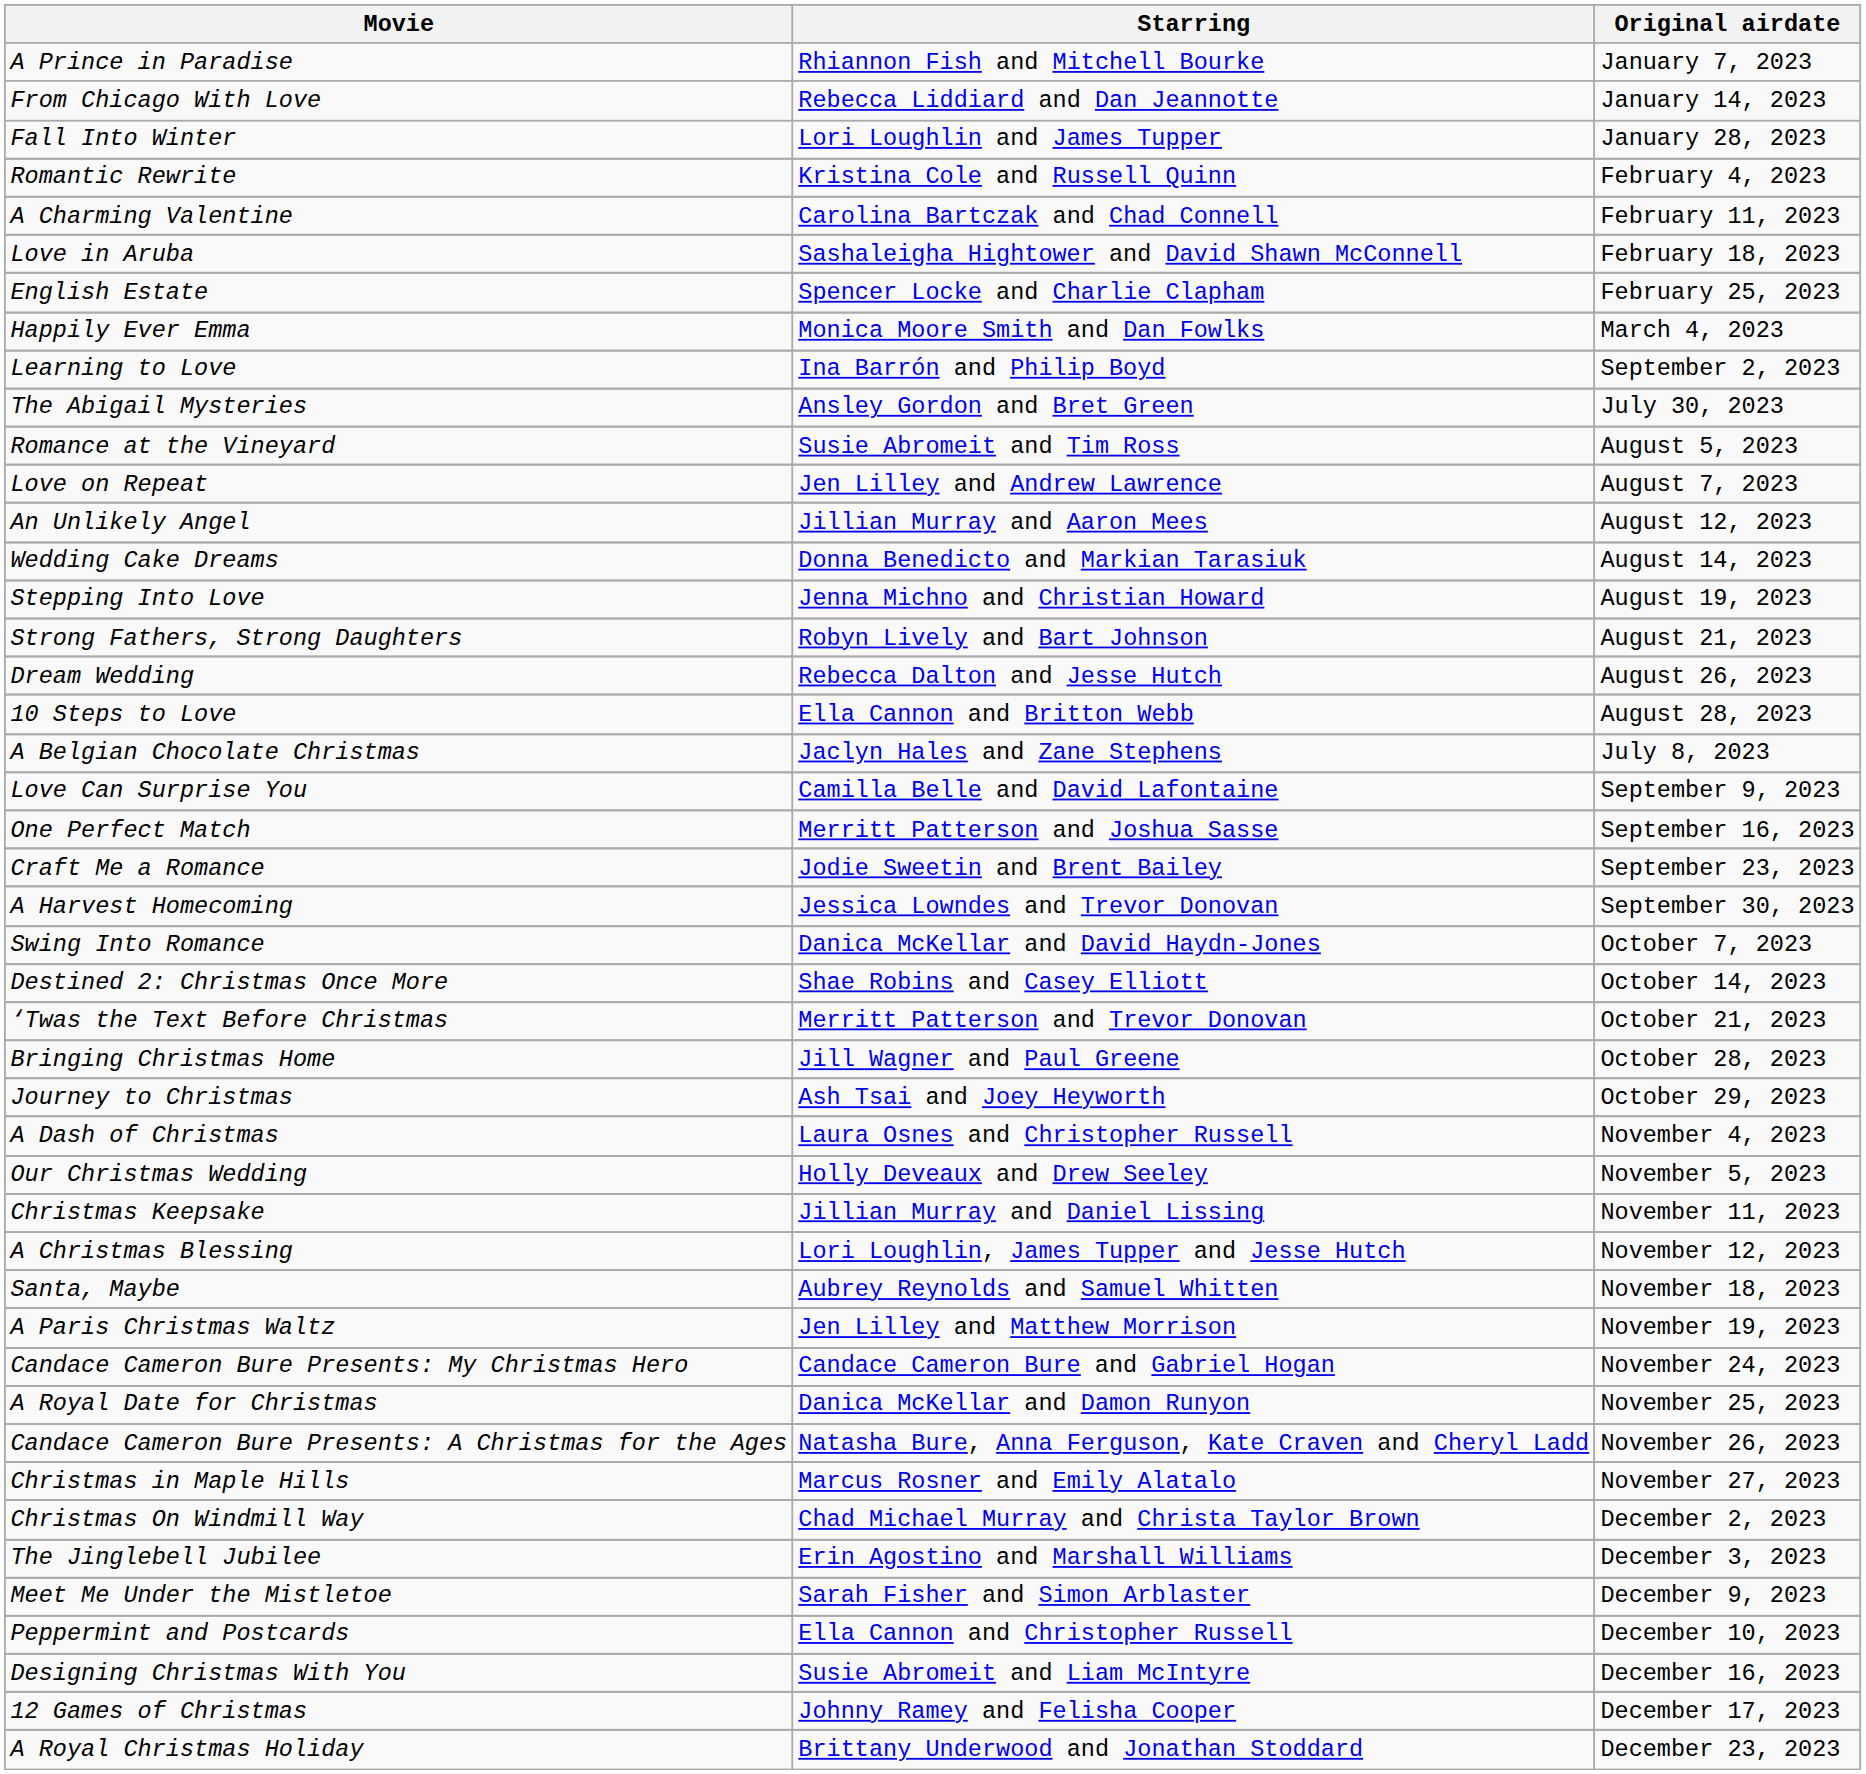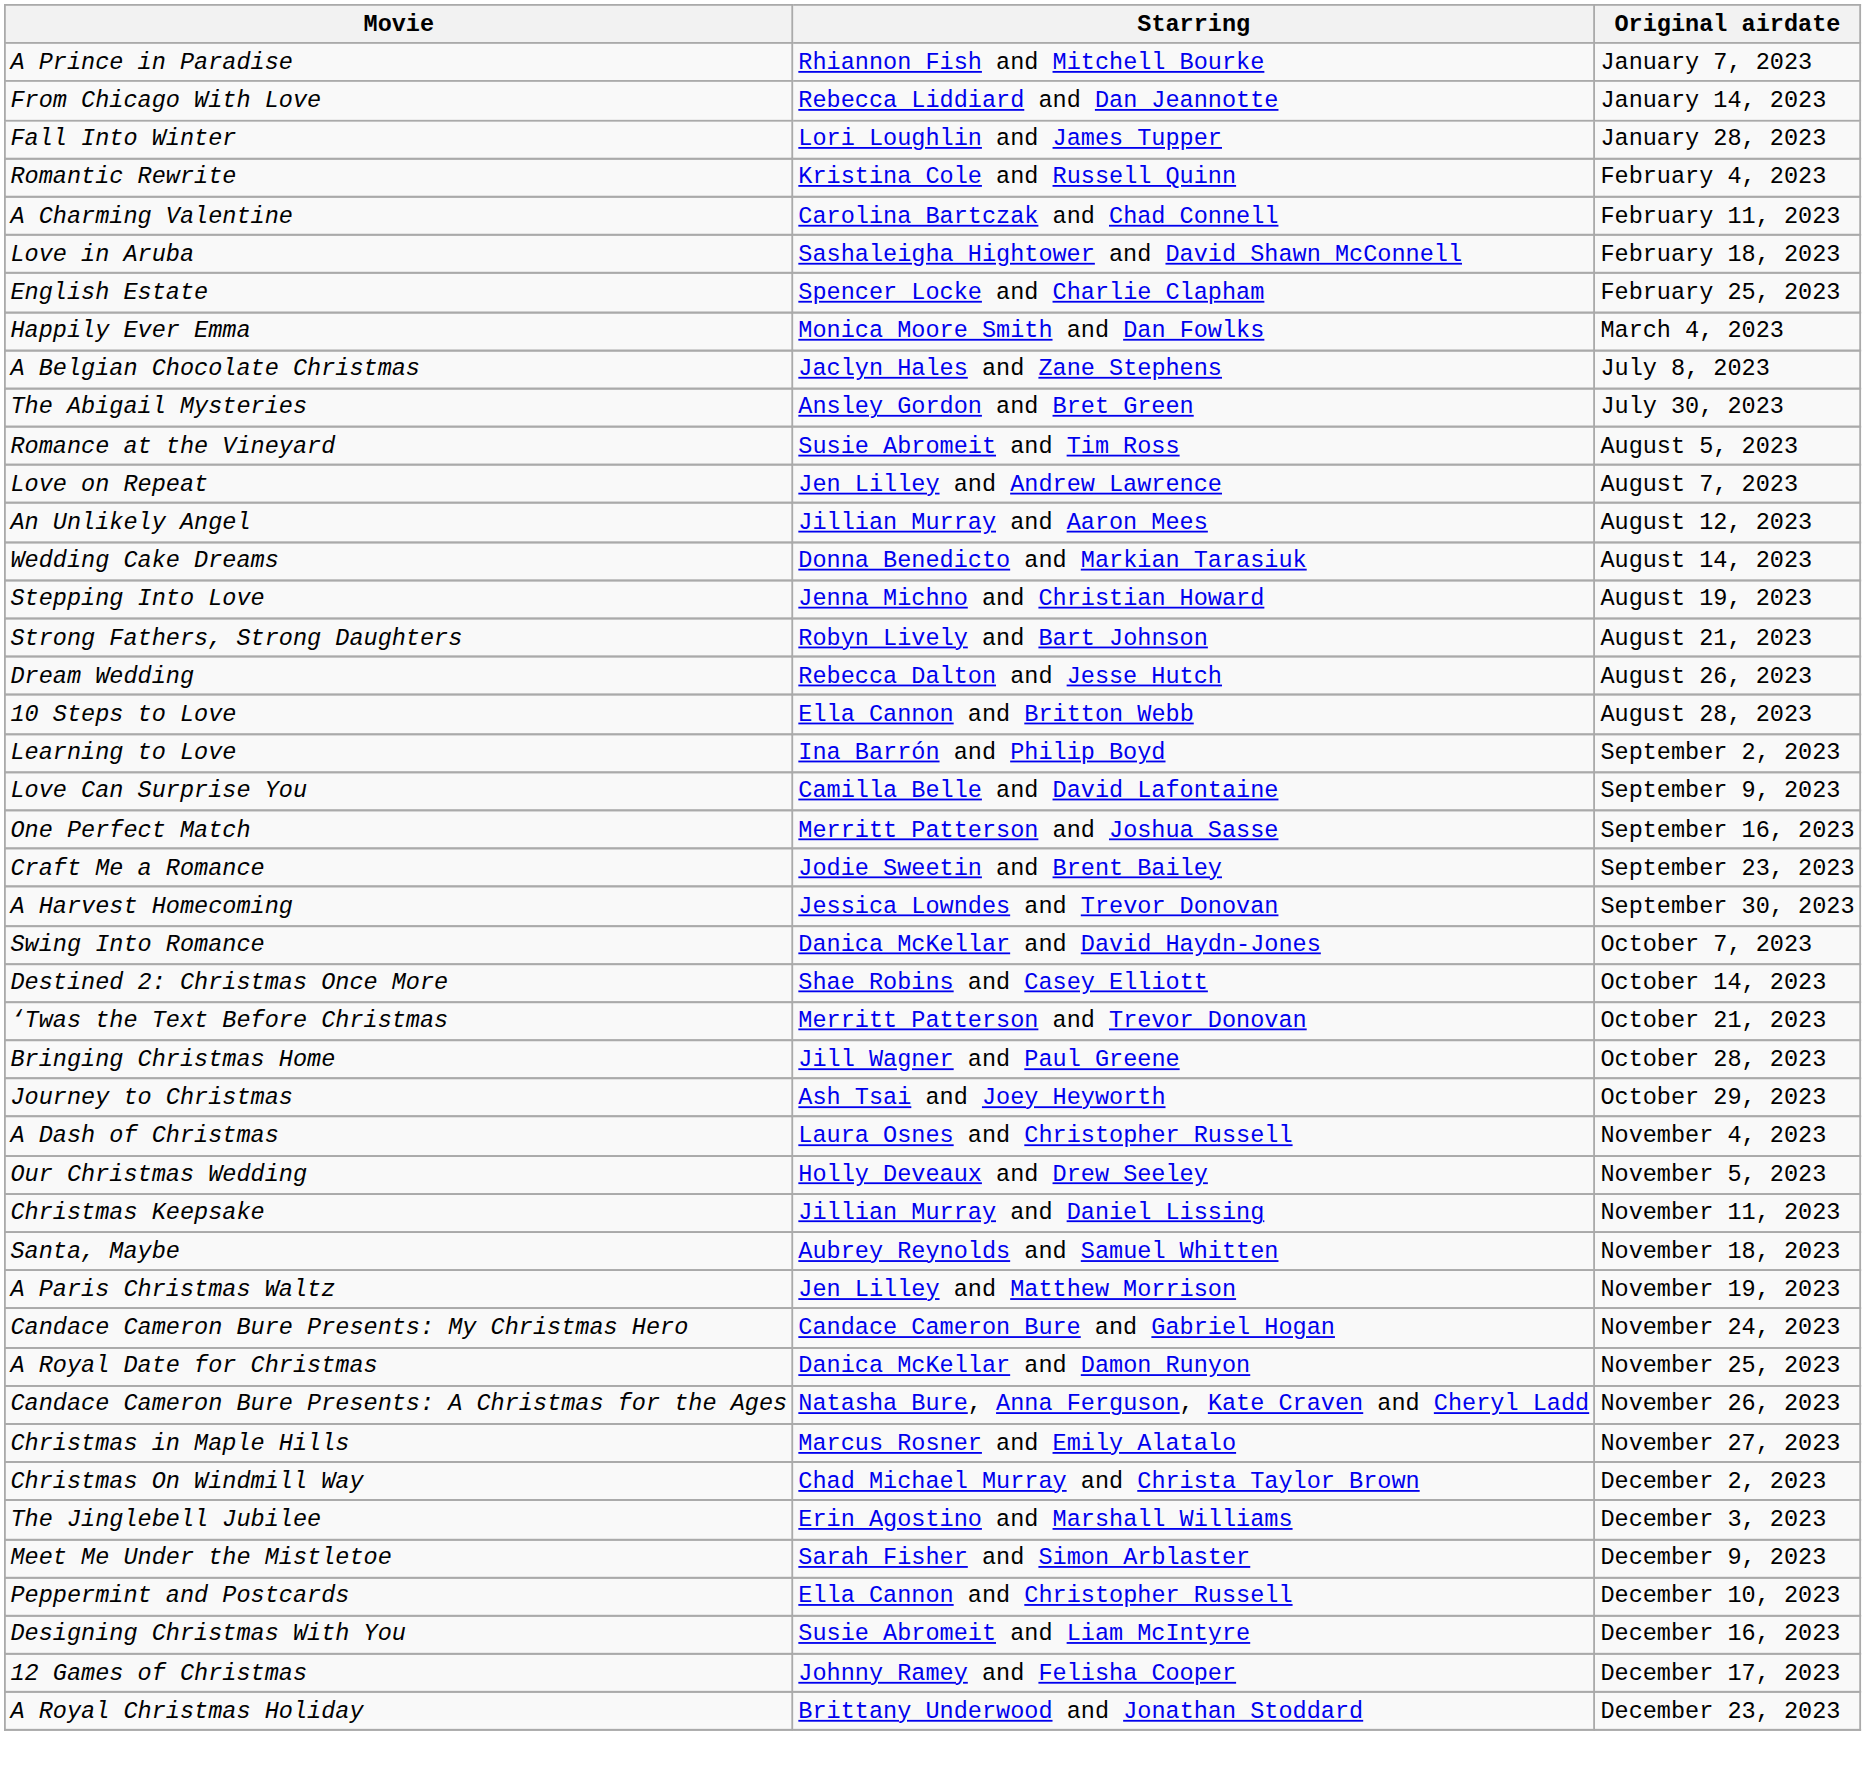rows swapped: (215, 753) <-> (123, 369)
- row: (152, 1251)
